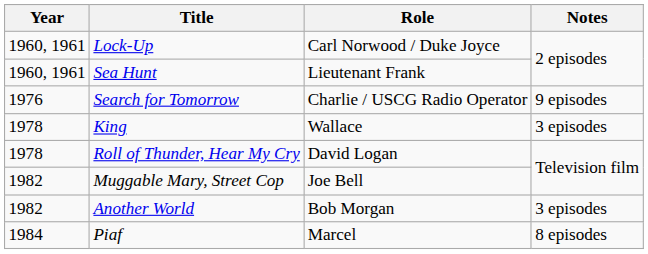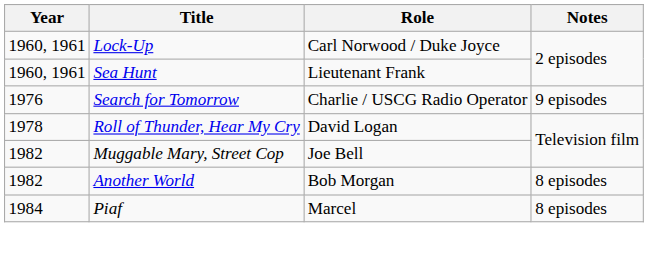- row: (110, 126)
(571, 208) 3 episodes -> (571, 180) 8 episodes
